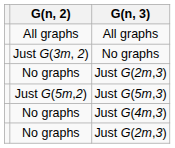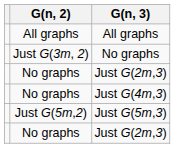rows swapped: (51, 113) <-> (51, 93)
